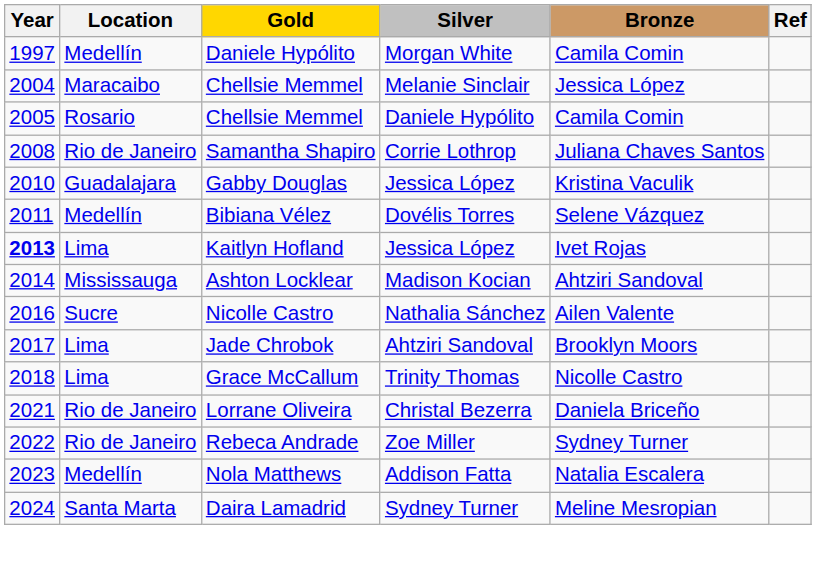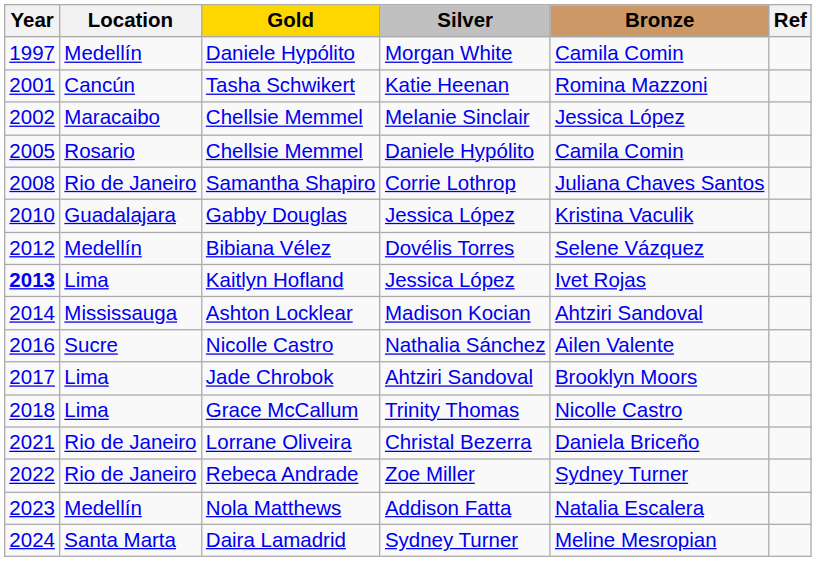+ row: (280, 85)
(32, 85) 2004 -> (32, 118) 2002
(31, 215) 2011 -> (32, 248) 2012
